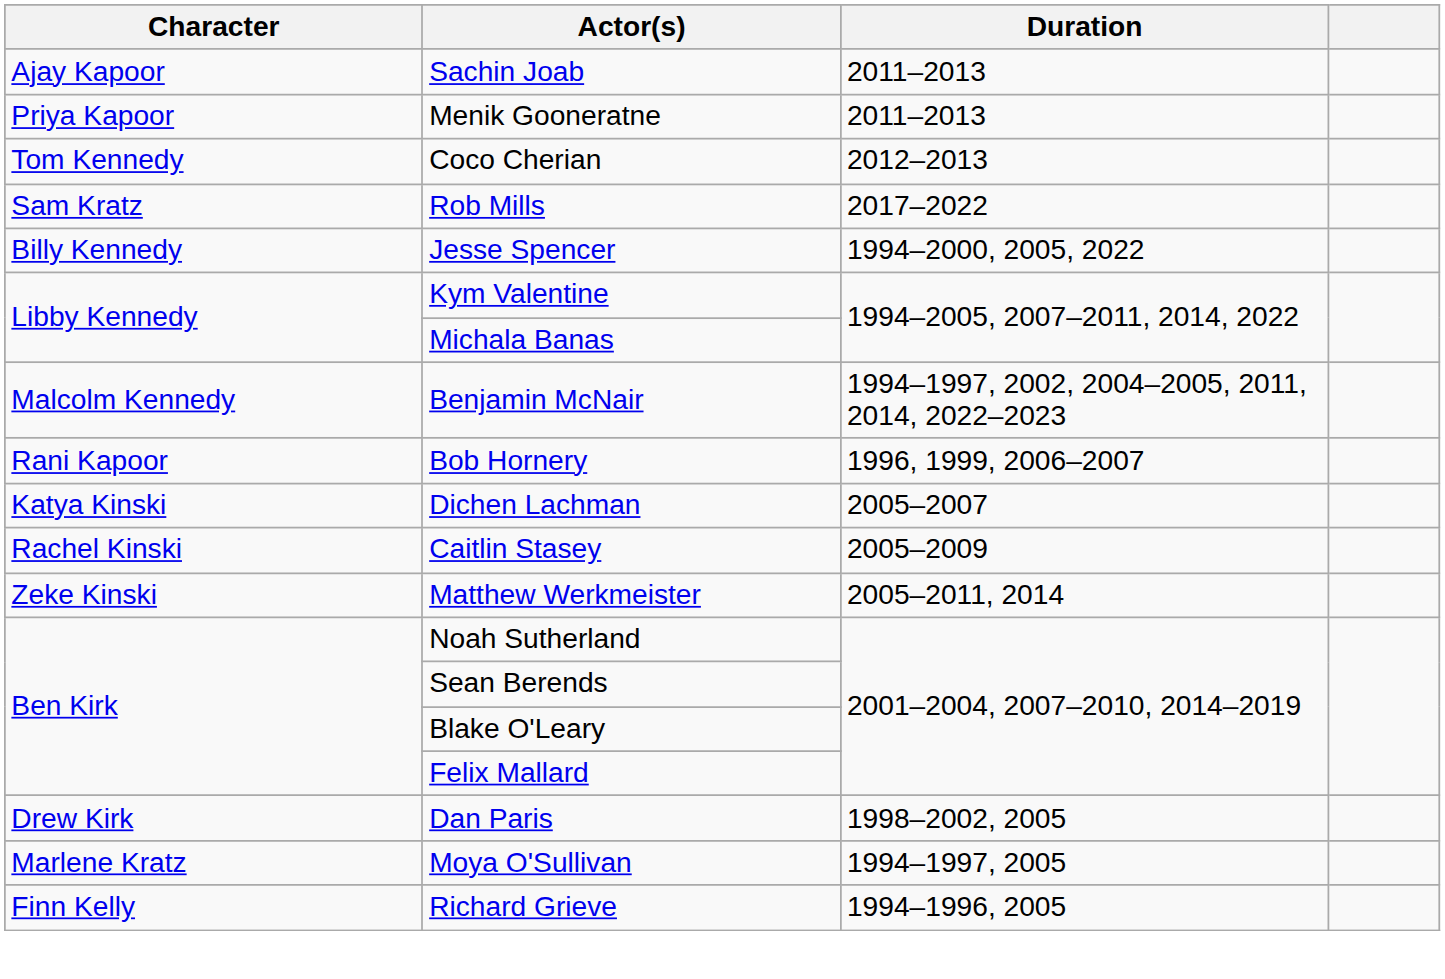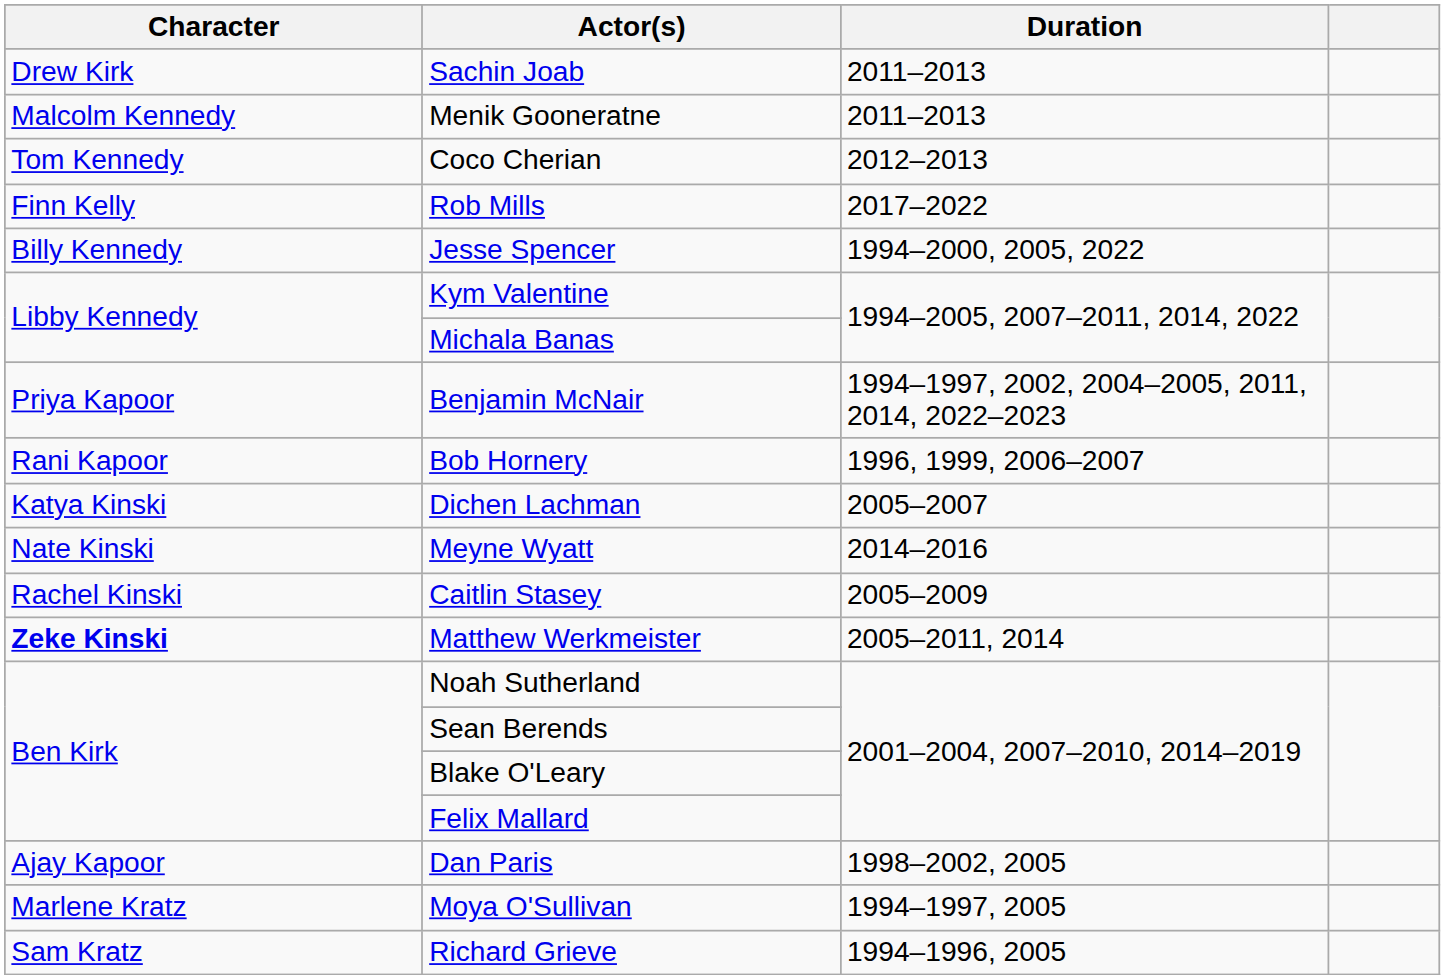(88, 71) Ajay Kapoor -> (72, 71) Drew Kirk
(93, 116) Priya Kapoor -> (123, 116) Malcolm Kennedy
(77, 205) Sam Kratz -> (73, 205) Finn Kelly
(123, 399) Malcolm Kennedy -> (93, 399) Priya Kapoor
+ row: (511, 549)
(84, 594) normal -> (90, 639) bold
(72, 817) Drew Kirk -> (88, 862) Ajay Kapoor
(73, 907) Finn Kelly -> (77, 951) Sam Kratz
